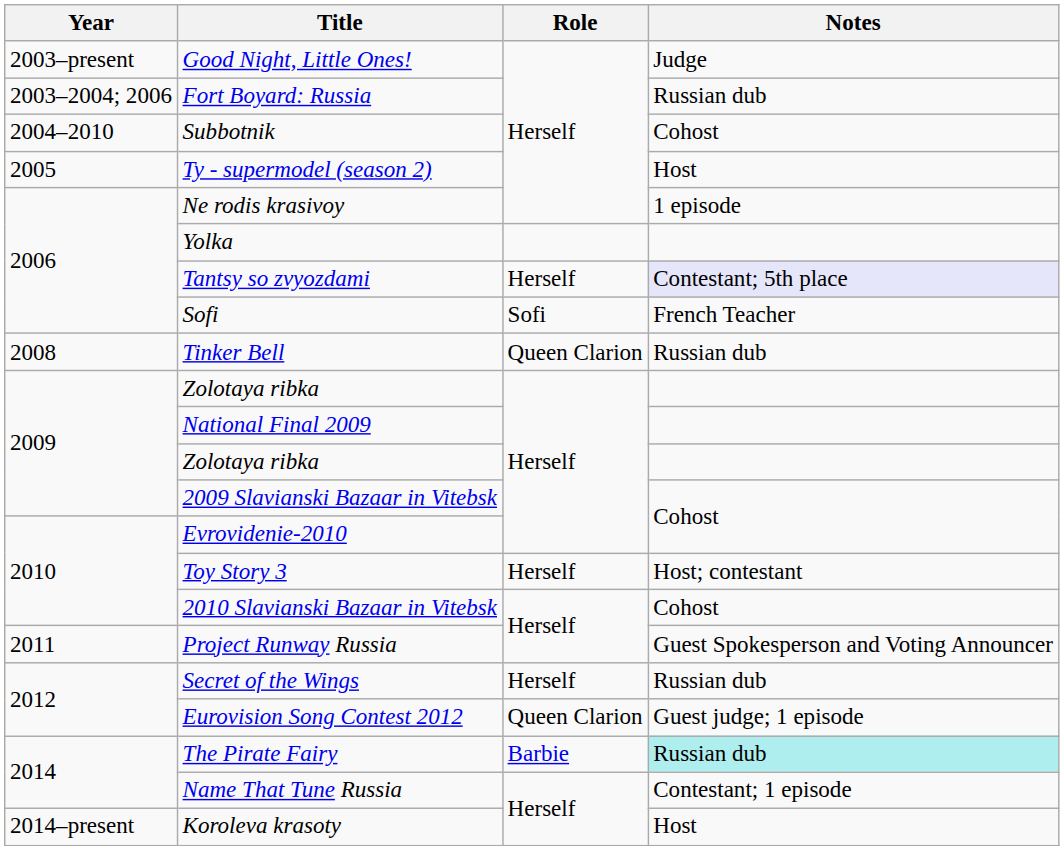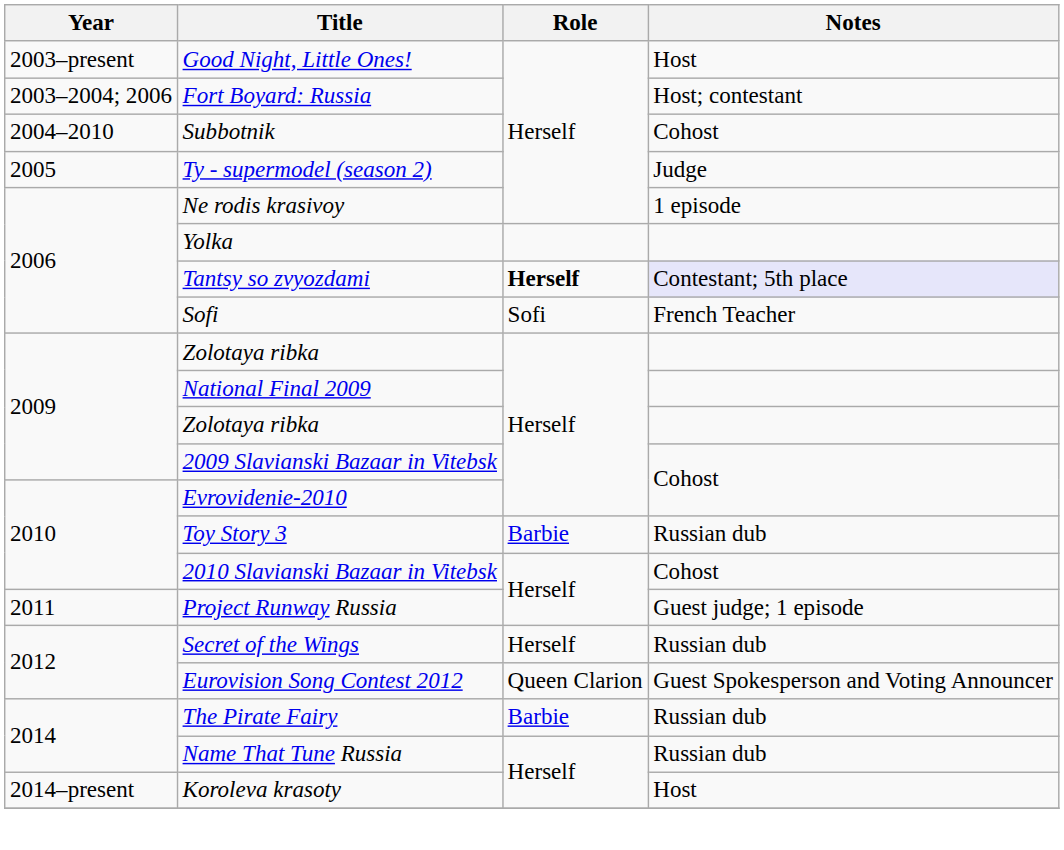(680, 59) Judge -> (675, 59) Host
(710, 95) Russian dub -> (728, 95) Host; contestant
(675, 168) Host -> (680, 168) Judge
(542, 278) normal -> (543, 278) bold
- row: (33, 351)
(542, 570) Herself -> (538, 534) Barbie
(728, 570) Host; contestant -> (710, 534) Russian dub
(853, 643) Guest Spokesperson and Voting Announcer -> (759, 607) Guest judge; 1 episode
(759, 717) Guest judge; 1 episode -> (853, 680) Guest Spokesperson and Voting Announcer
(710, 753) paleturquoise background -> (710, 717) no background
(752, 790) Contestant; 1 episode -> (710, 753) Russian dub
